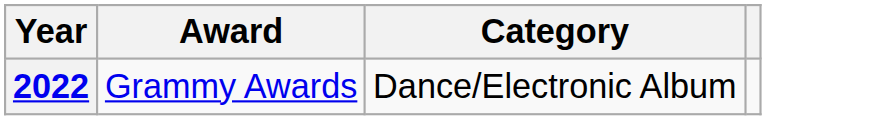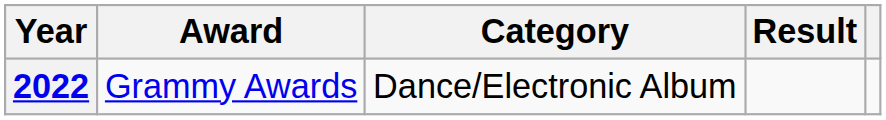+ column: (805, 31)
